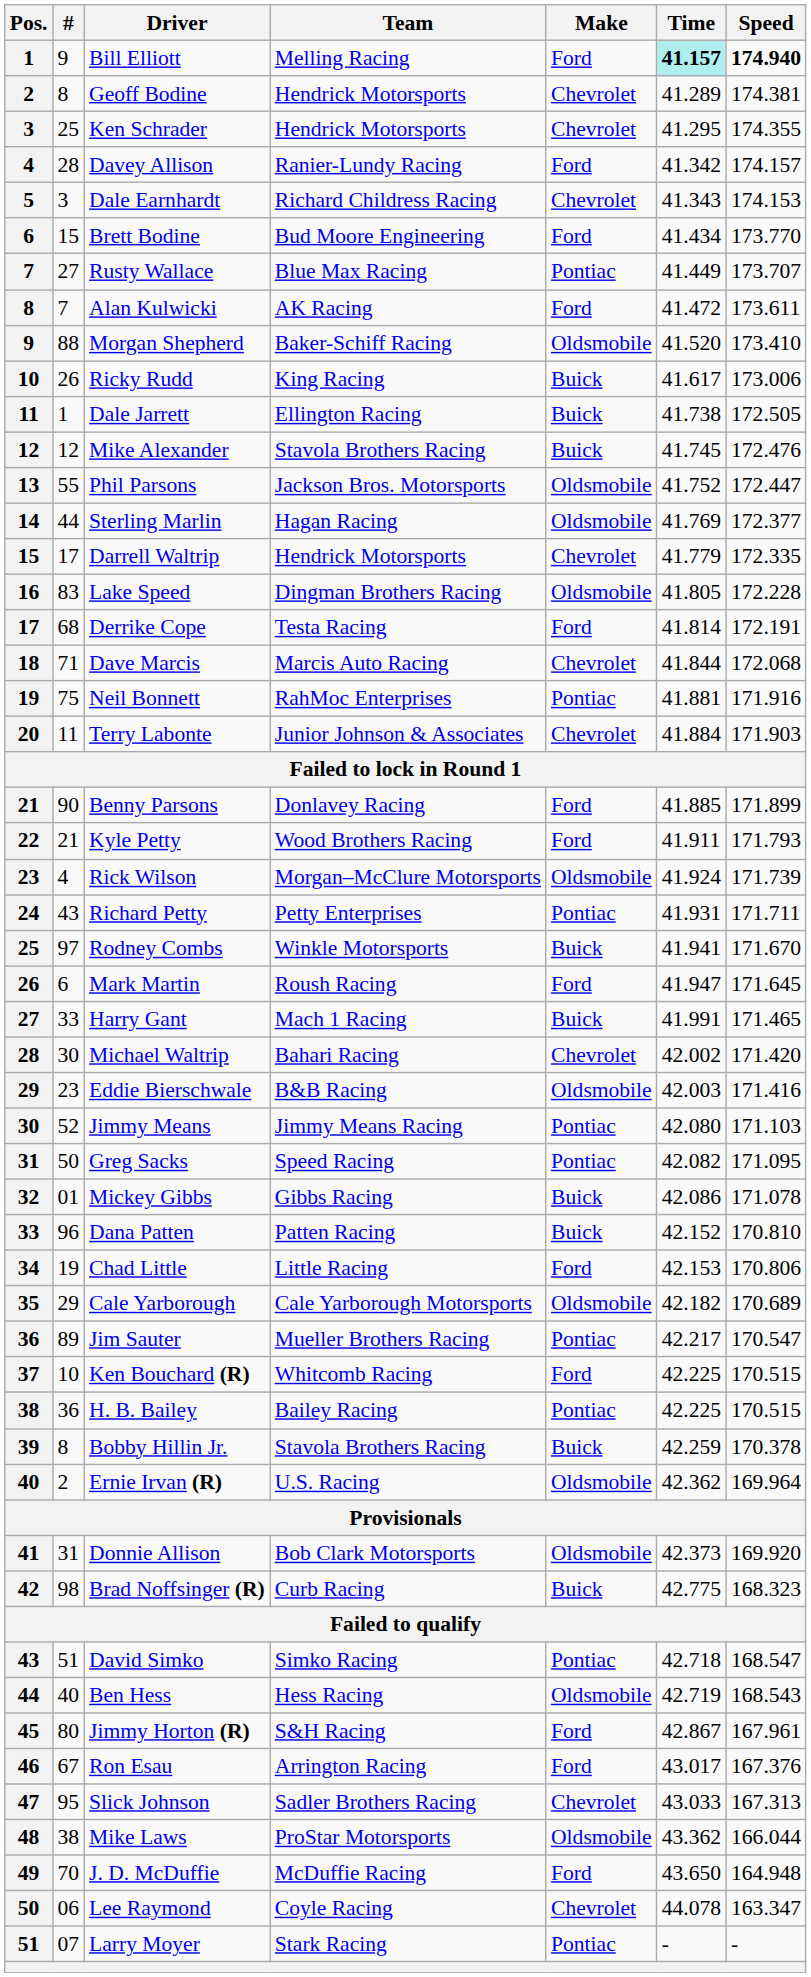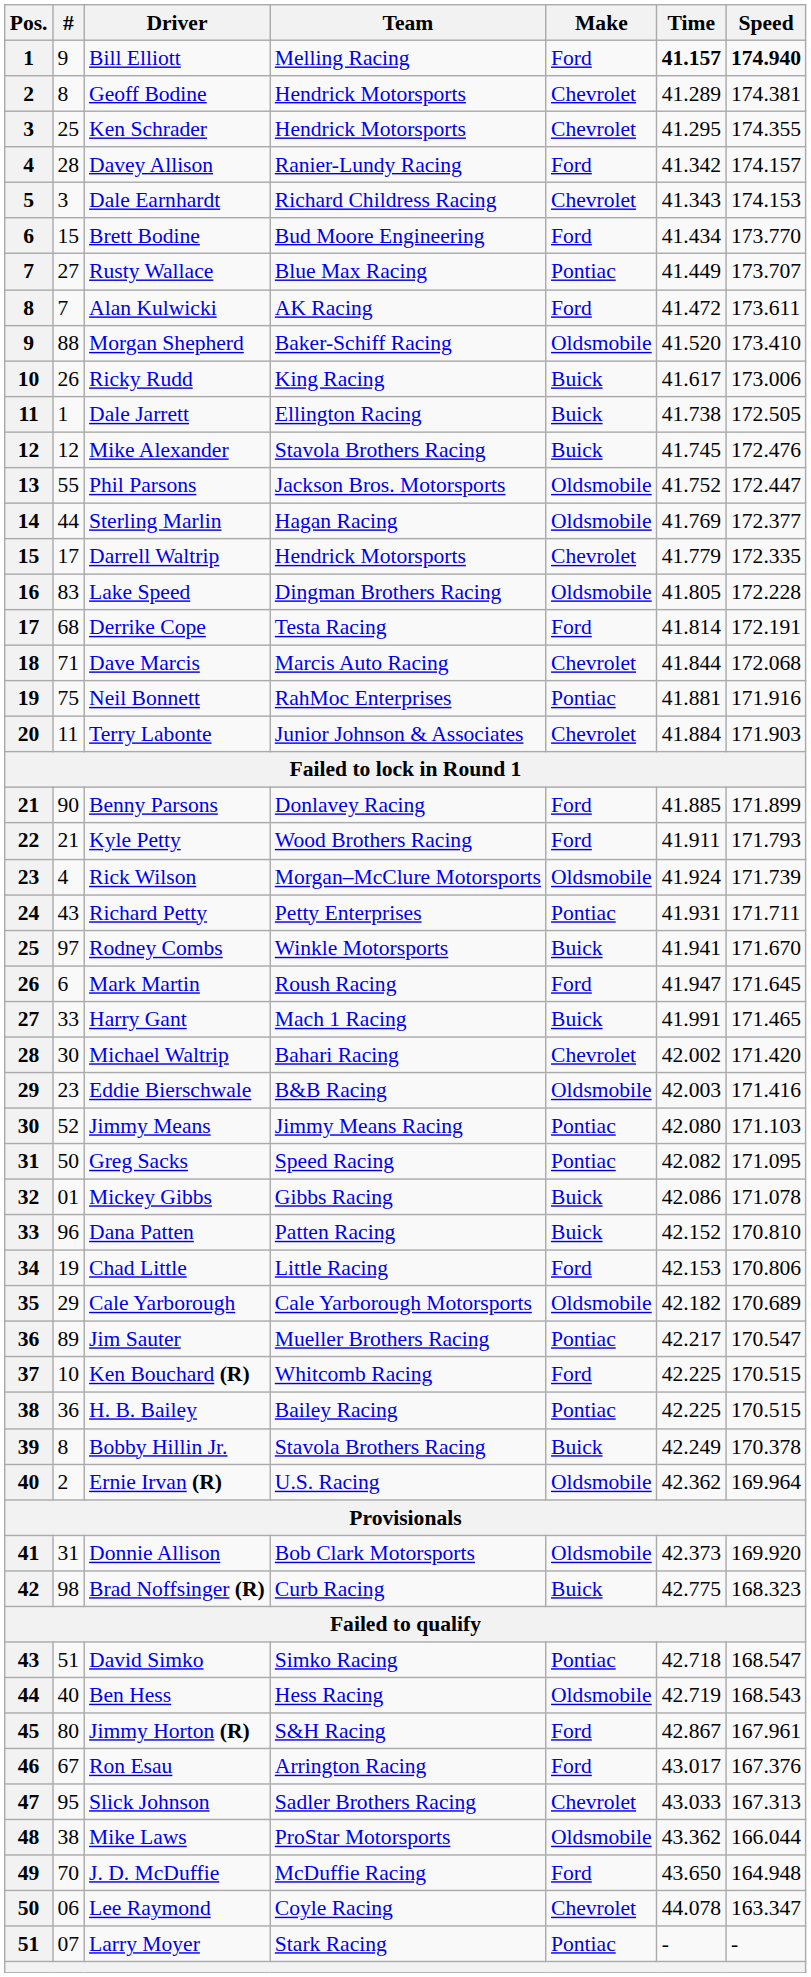(691, 58) paleturquoise background -> (691, 58) no background
(691, 1446) 42.259 -> (691, 1446) 42.249
